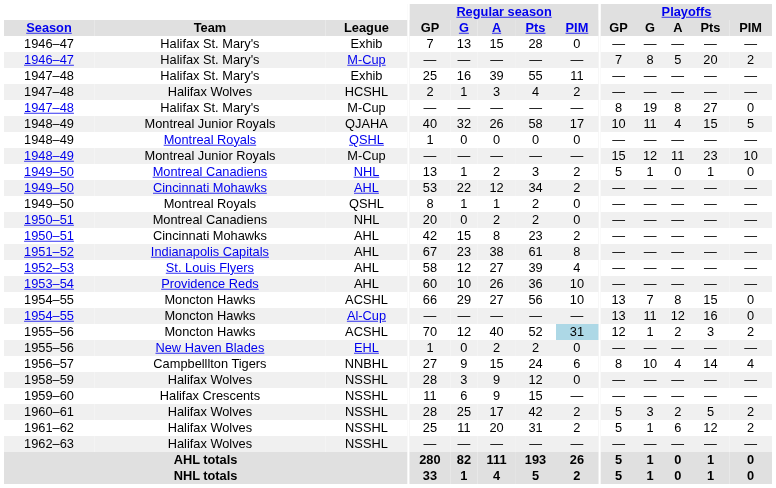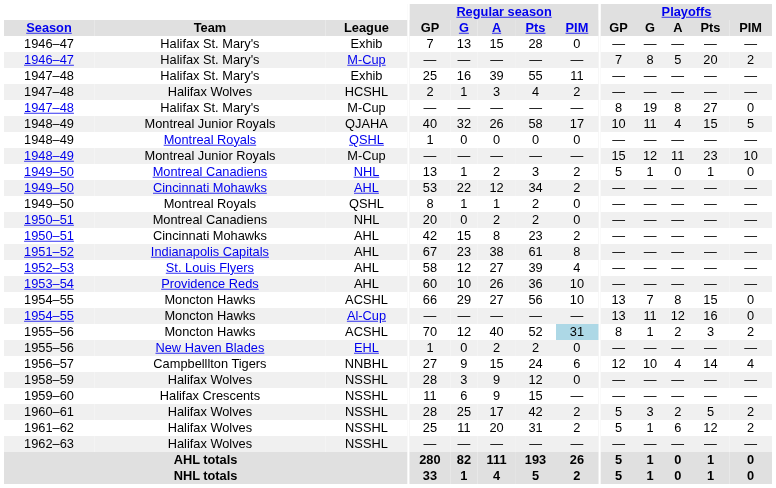(619, 332) 12 -> (619, 332) 8
(619, 364) 8 -> (619, 364) 12
